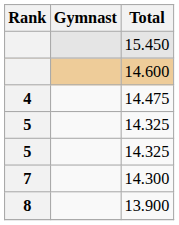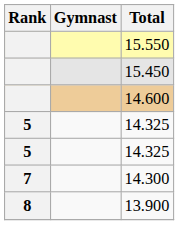+ row: (27, 45)
- row: (27, 98)
